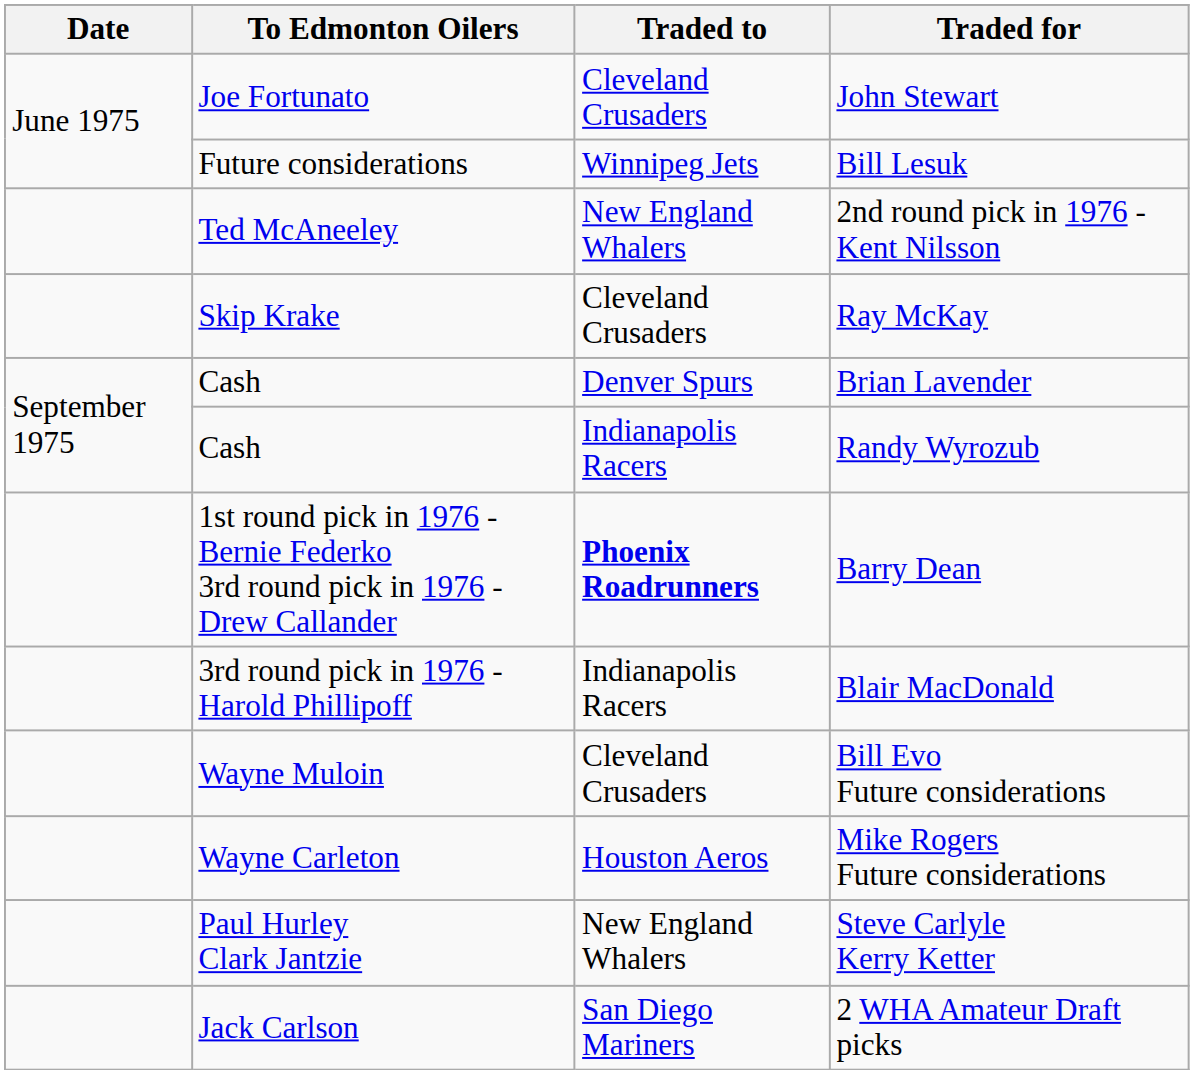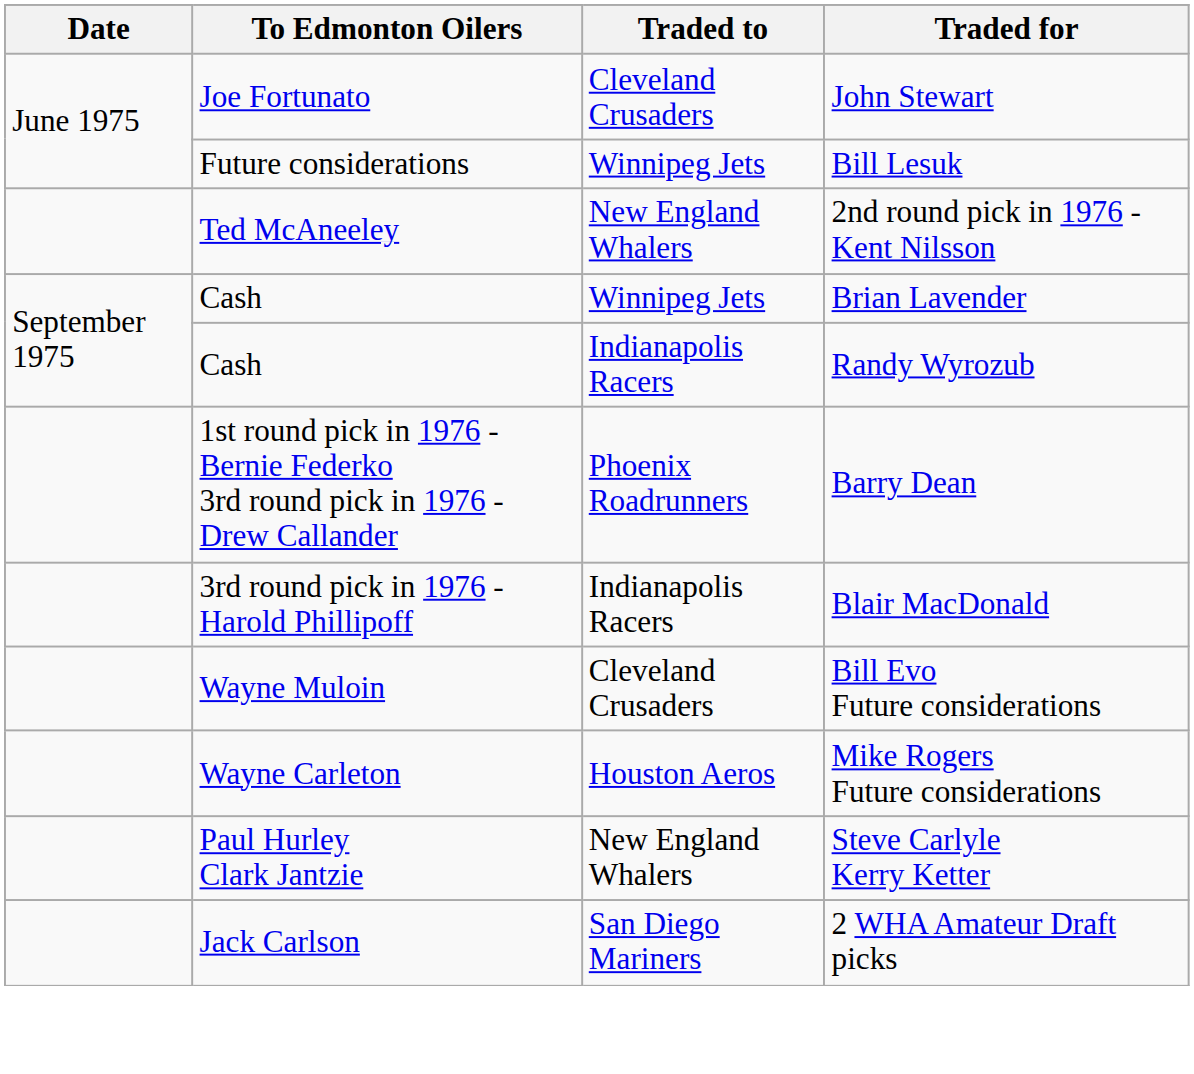- row: (912, 314)
(667, 381) Denver Spurs -> (677, 297) Winnipeg Jets
(671, 568) bold -> (669, 484) normal
